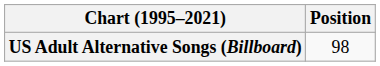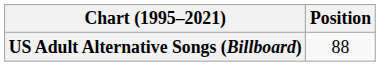(341, 46) 98 -> (341, 46) 88
